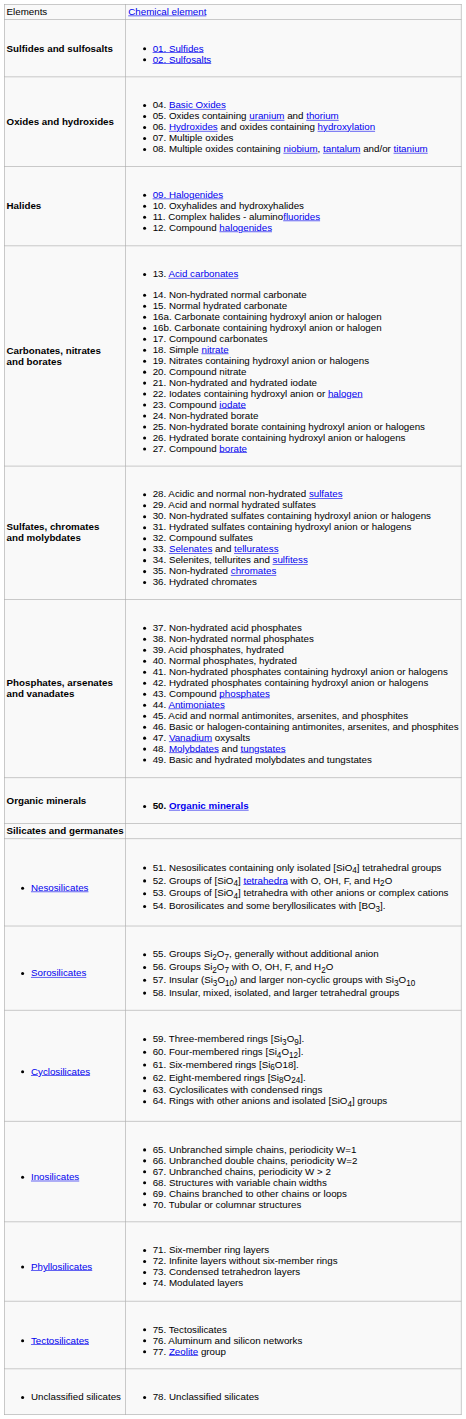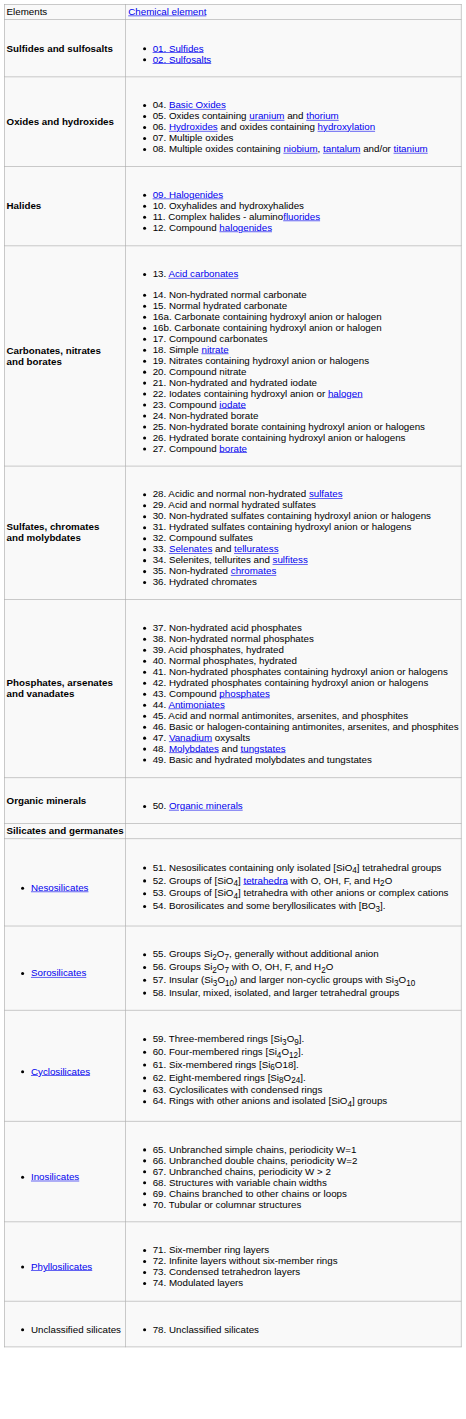(293, 806) bold -> (293, 806) normal
- row: (65, 1340)
